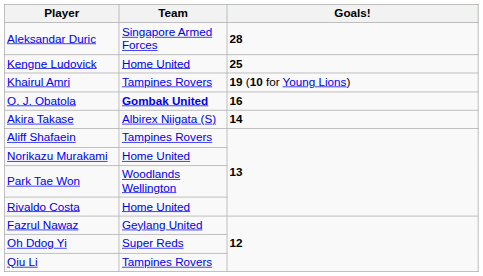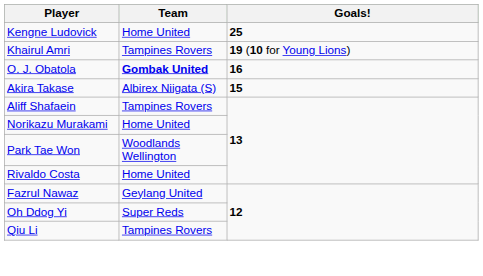- row: (52, 38)
(236, 119) 14 -> (236, 87) 15
